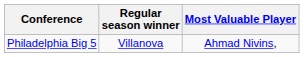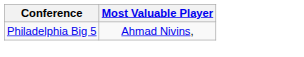- column: (141, 19)
